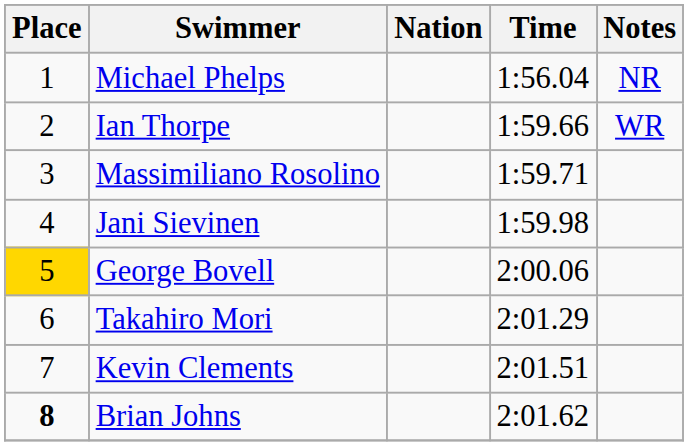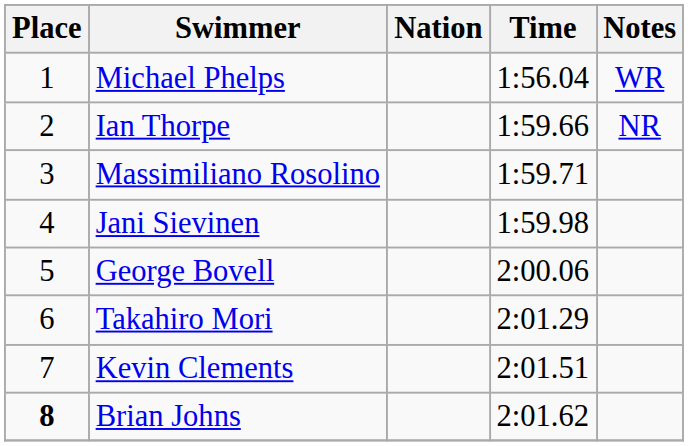(640, 77) NR -> (640, 77) WR
(640, 125) WR -> (640, 125) NR
(47, 271) gold background -> (47, 271) no background
